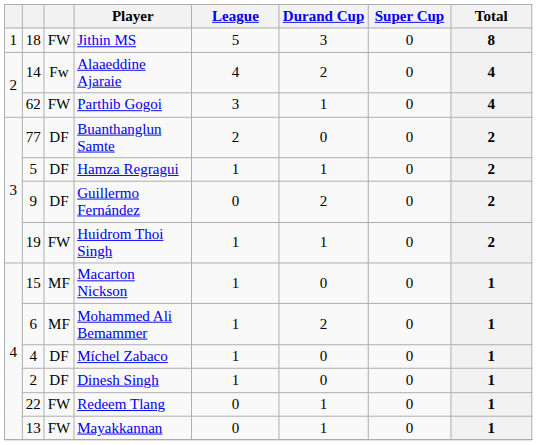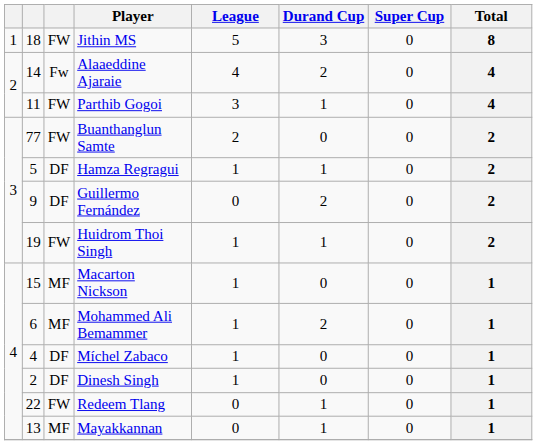(33, 104) 62 -> (33, 104) 11
(59, 137) DF -> (59, 137) FW
(59, 428) FW -> (59, 428) MF
